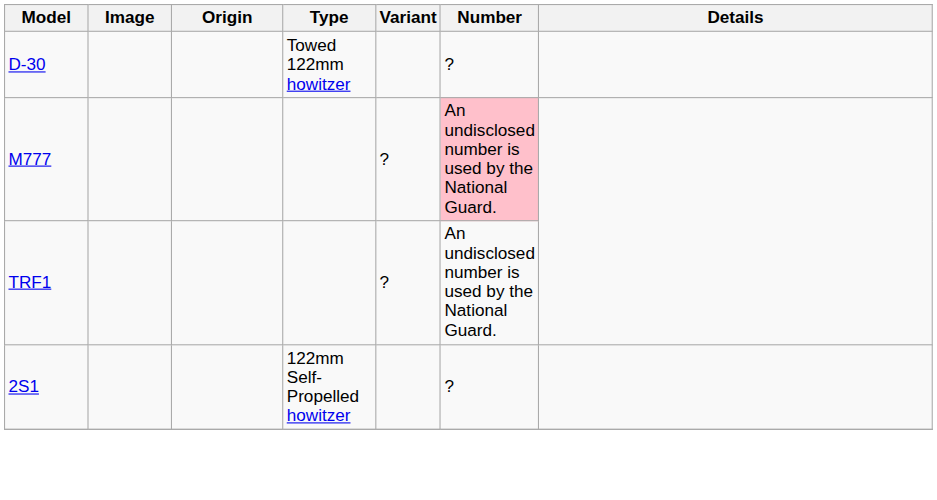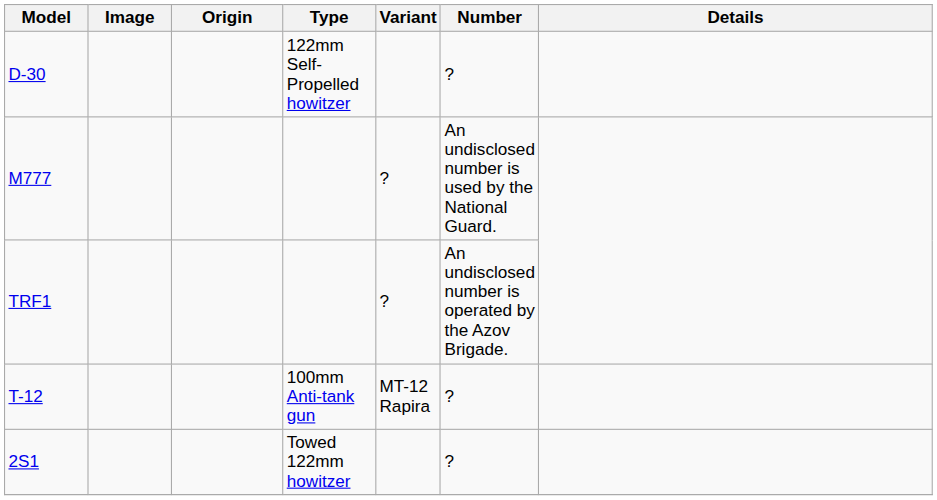(319, 64) Towed 122mm howitzer -> (323, 74) 122mm Self-Propelled howitzer
(490, 159) pink background -> (490, 178) no background
(490, 282) An undisclosed number is used by the National Guard. -> (490, 301) An undisclosed number is operated by the Azov Brigade.
+ row: (26, 396)
(323, 386) 122mm Self-Propelled howitzer -> (319, 461) Towed 122mm howitzer
